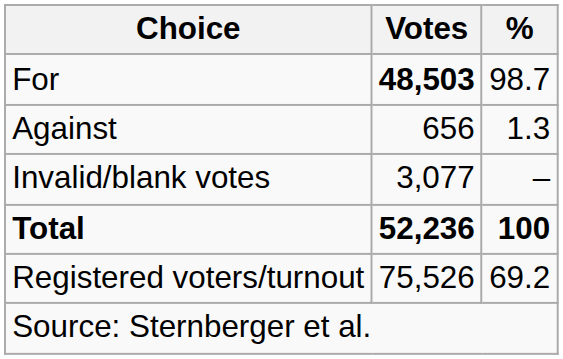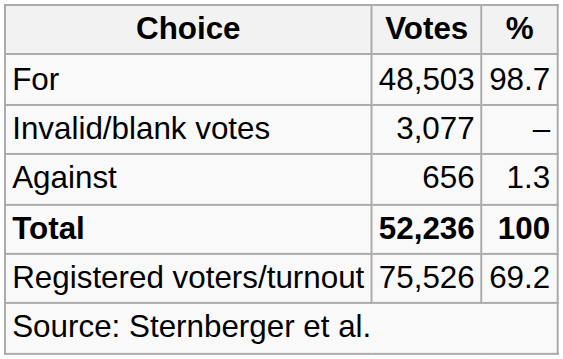(427, 79) bold -> (427, 79) normal
rows swapped: (65, 128) <-> (141, 178)
